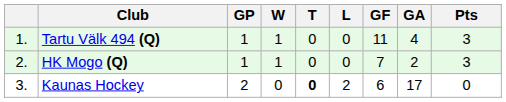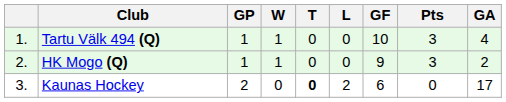columns swapped: (414, 16) <-> (466, 16)
(380, 39) 11 -> (380, 39) 10
(380, 62) 7 -> (380, 62) 9
